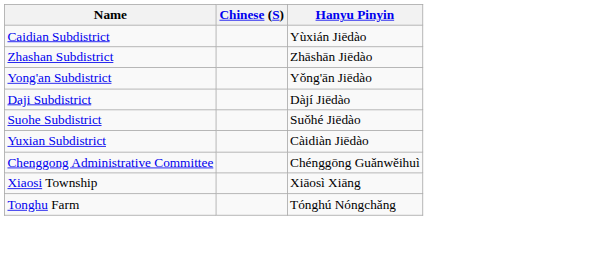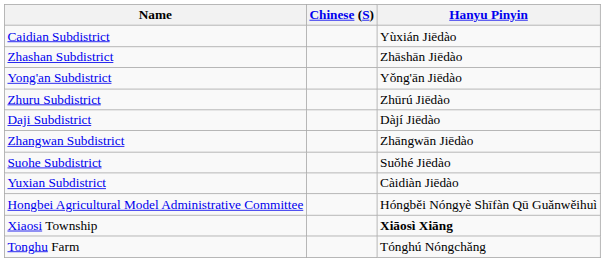+ row: (54, 99)
+ row: (66, 141)
+ row: (155, 204)
- row: (110, 162)
(325, 183) normal -> (416, 225) bold
